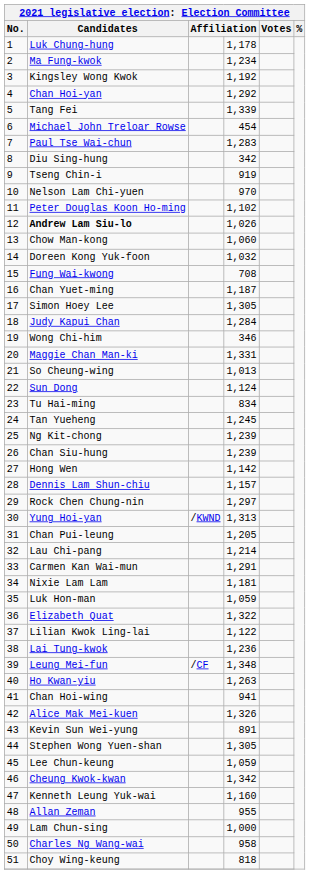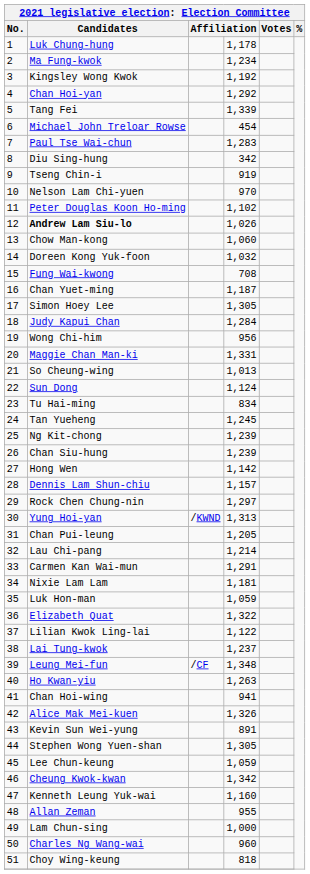(248, 339) 346 -> (248, 339) 956
(242, 649) 1,236 -> (242, 649) 1,237
(248, 845) 958 -> (248, 845) 960
